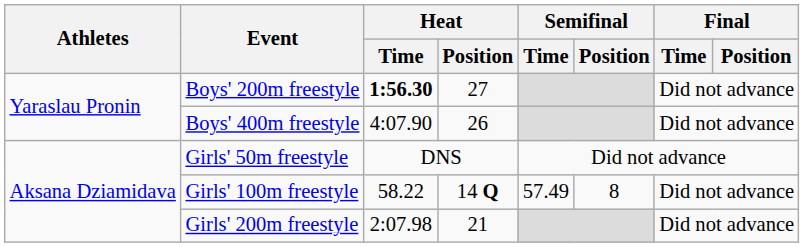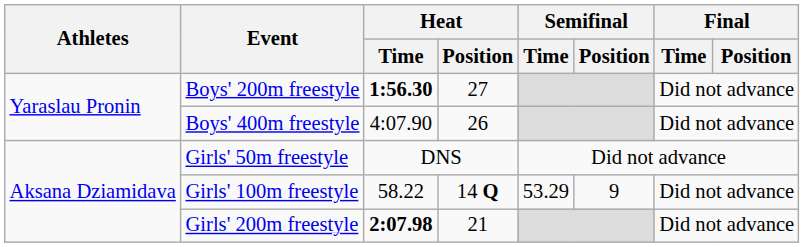(546, 191) 57.49 -> (546, 191) 53.29
(614, 191) 8 -> (614, 191) 9
(401, 225) normal -> (401, 225) bold
